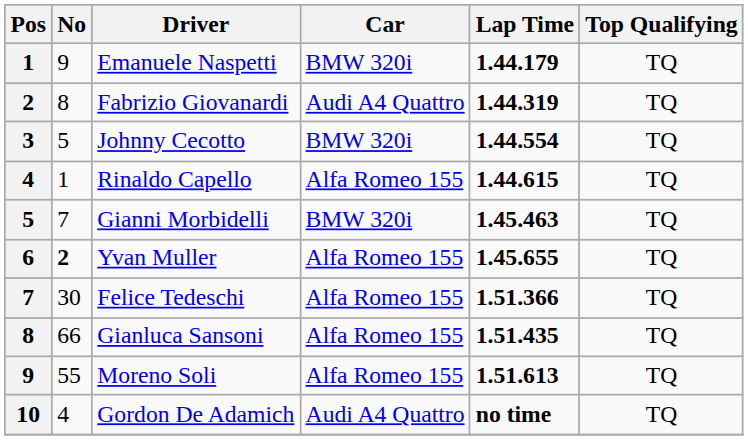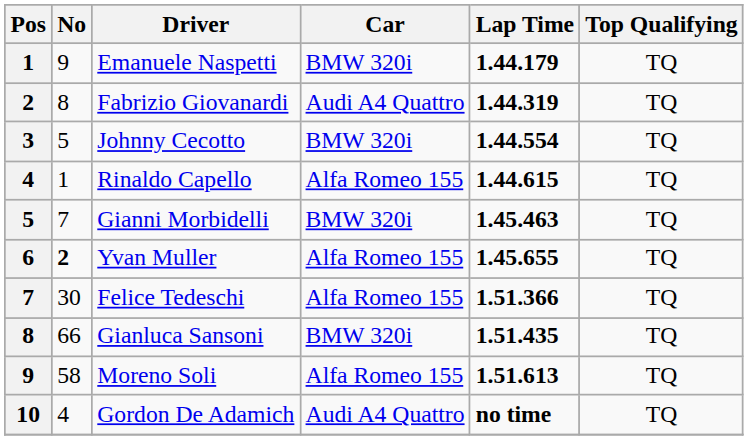(384, 335) Alfa Romeo 155 -> (359, 335) BMW 320i
(69, 374) 55 -> (69, 374) 58
